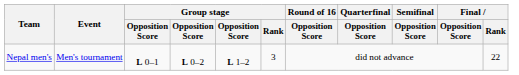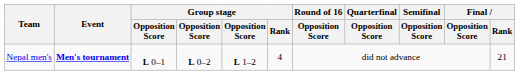(89, 57) normal -> (93, 57) bold
(273, 57) 3 -> (280, 57) 4
(496, 57) 22 -> (502, 57) 21
